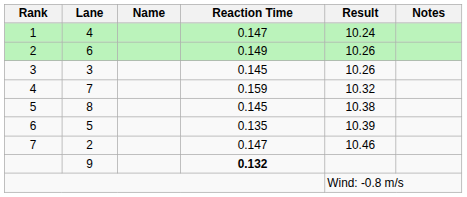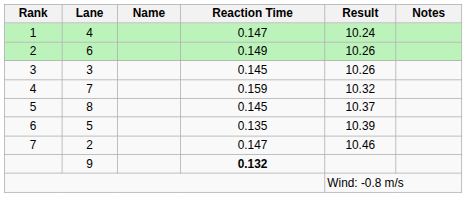(360, 107) 10.38 -> (360, 107) 10.37
